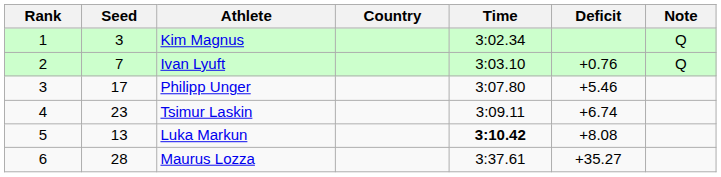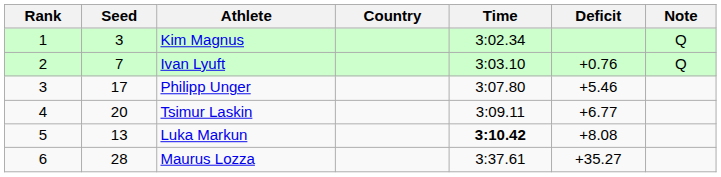(119, 111) 23 -> (119, 111) 20
(598, 111) +6.74 -> (598, 111) +6.77
